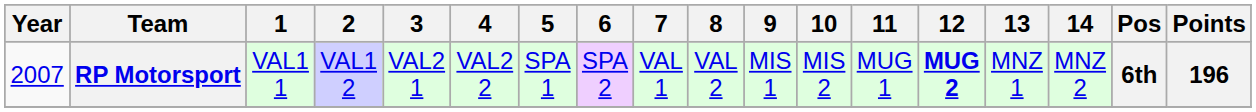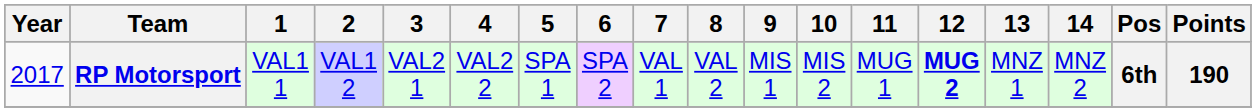(37, 74) 2007 -> (37, 74) 2017
(1209, 74) 196 -> (1209, 74) 190
